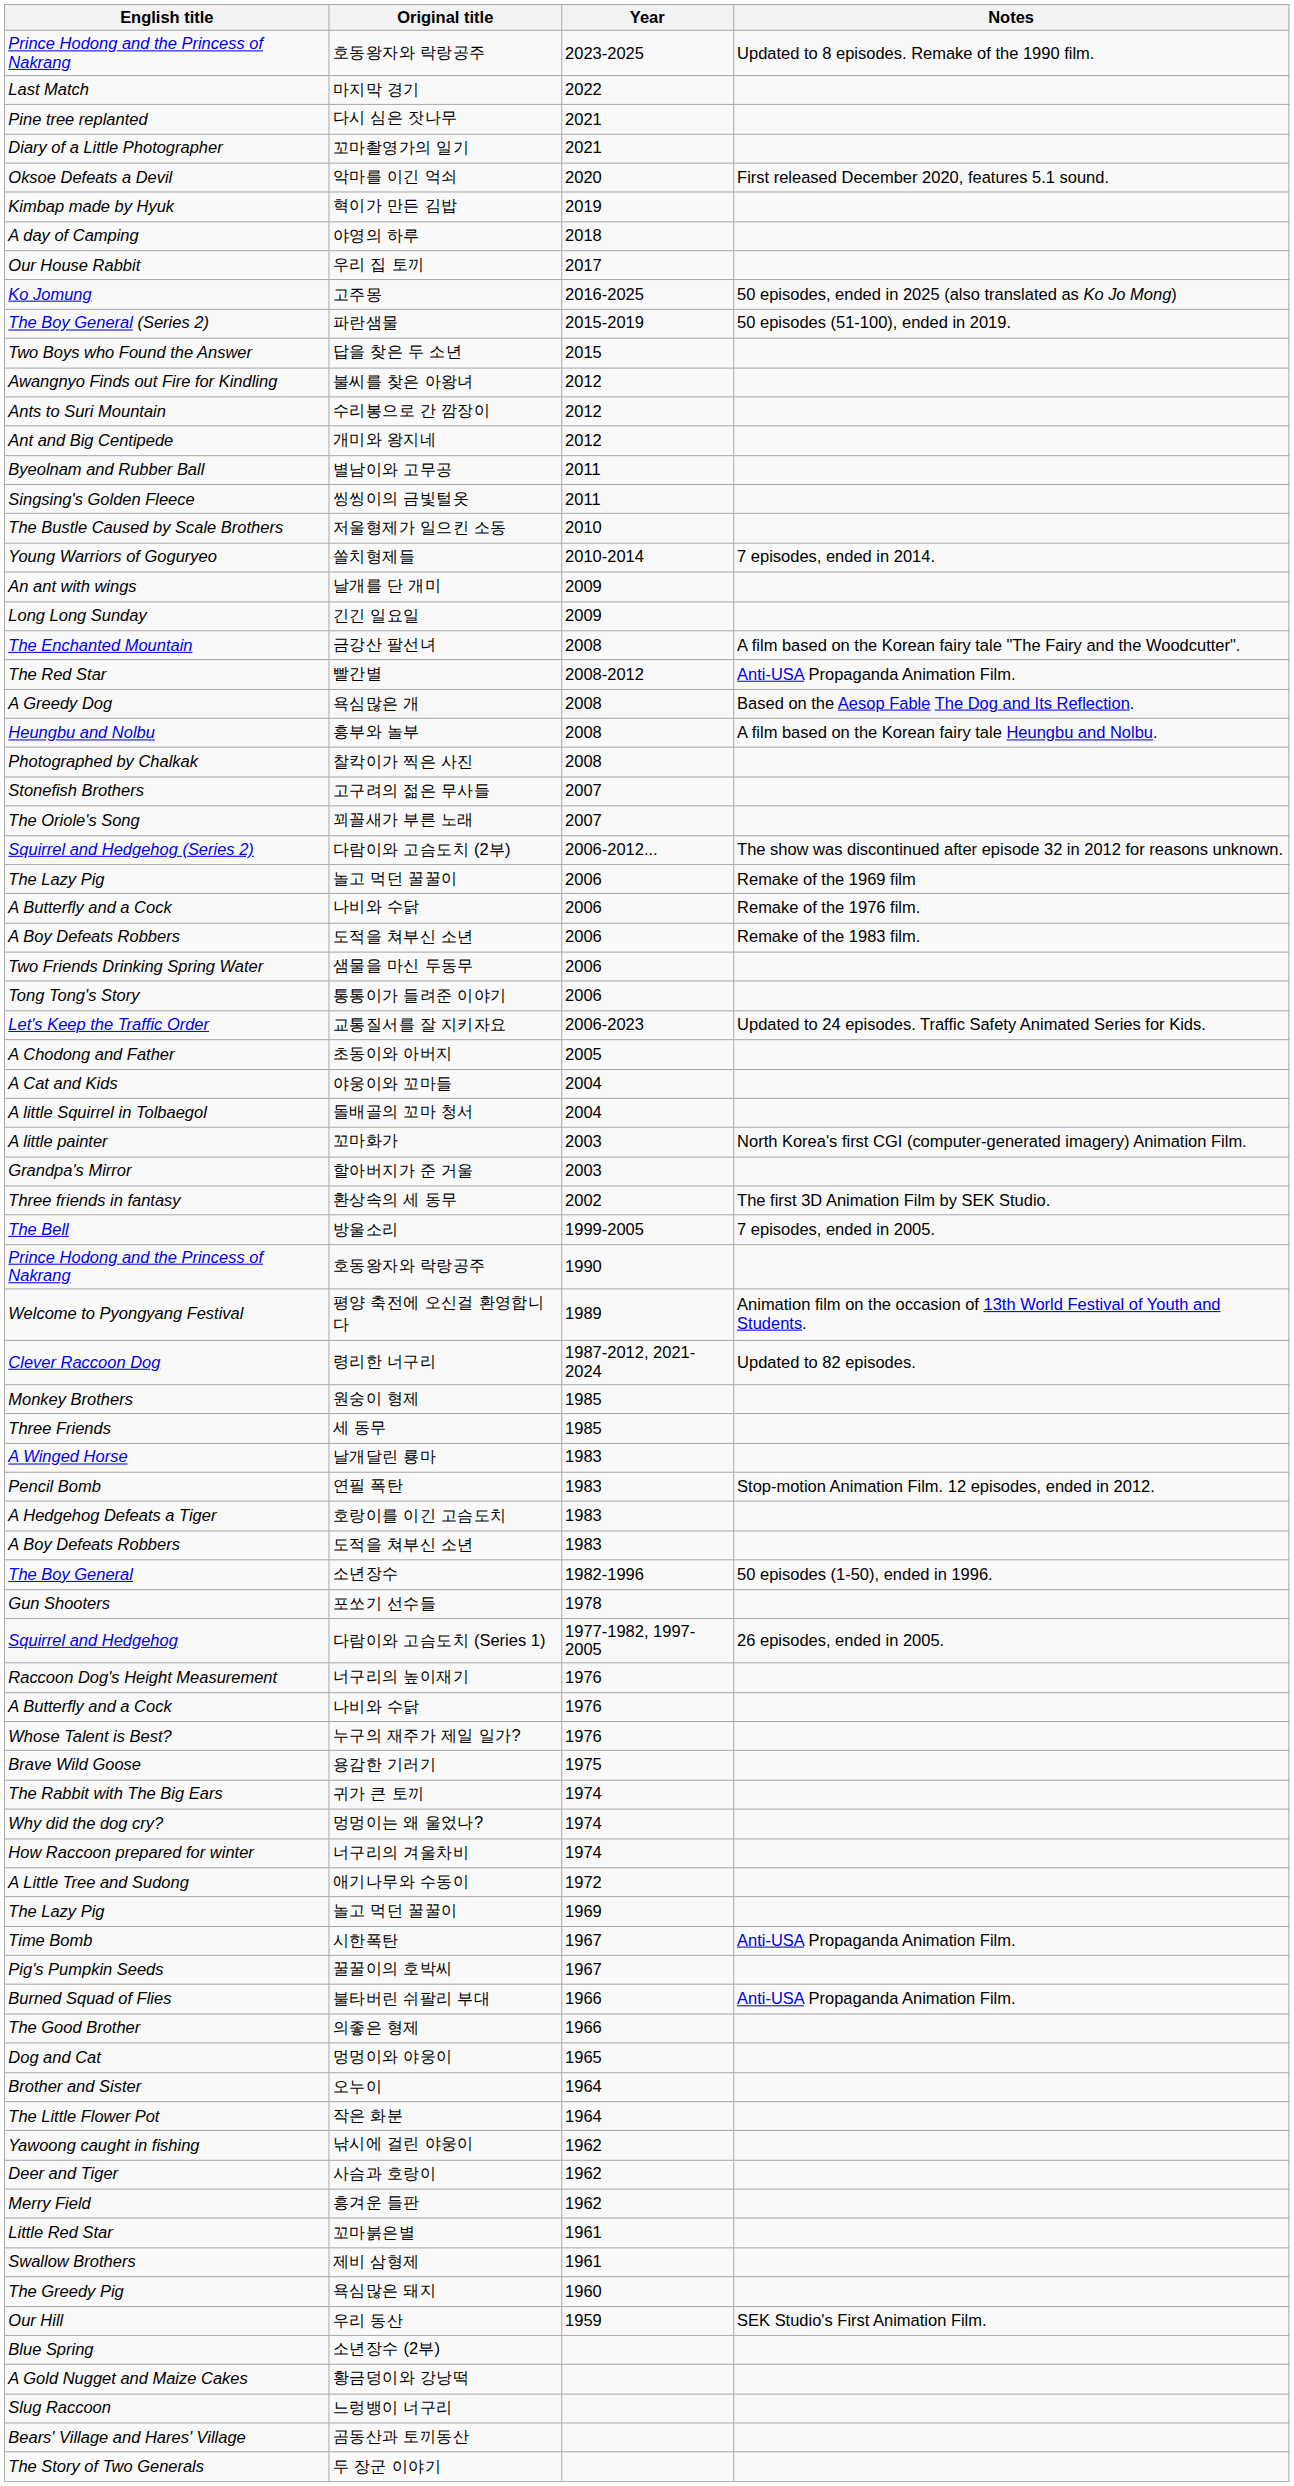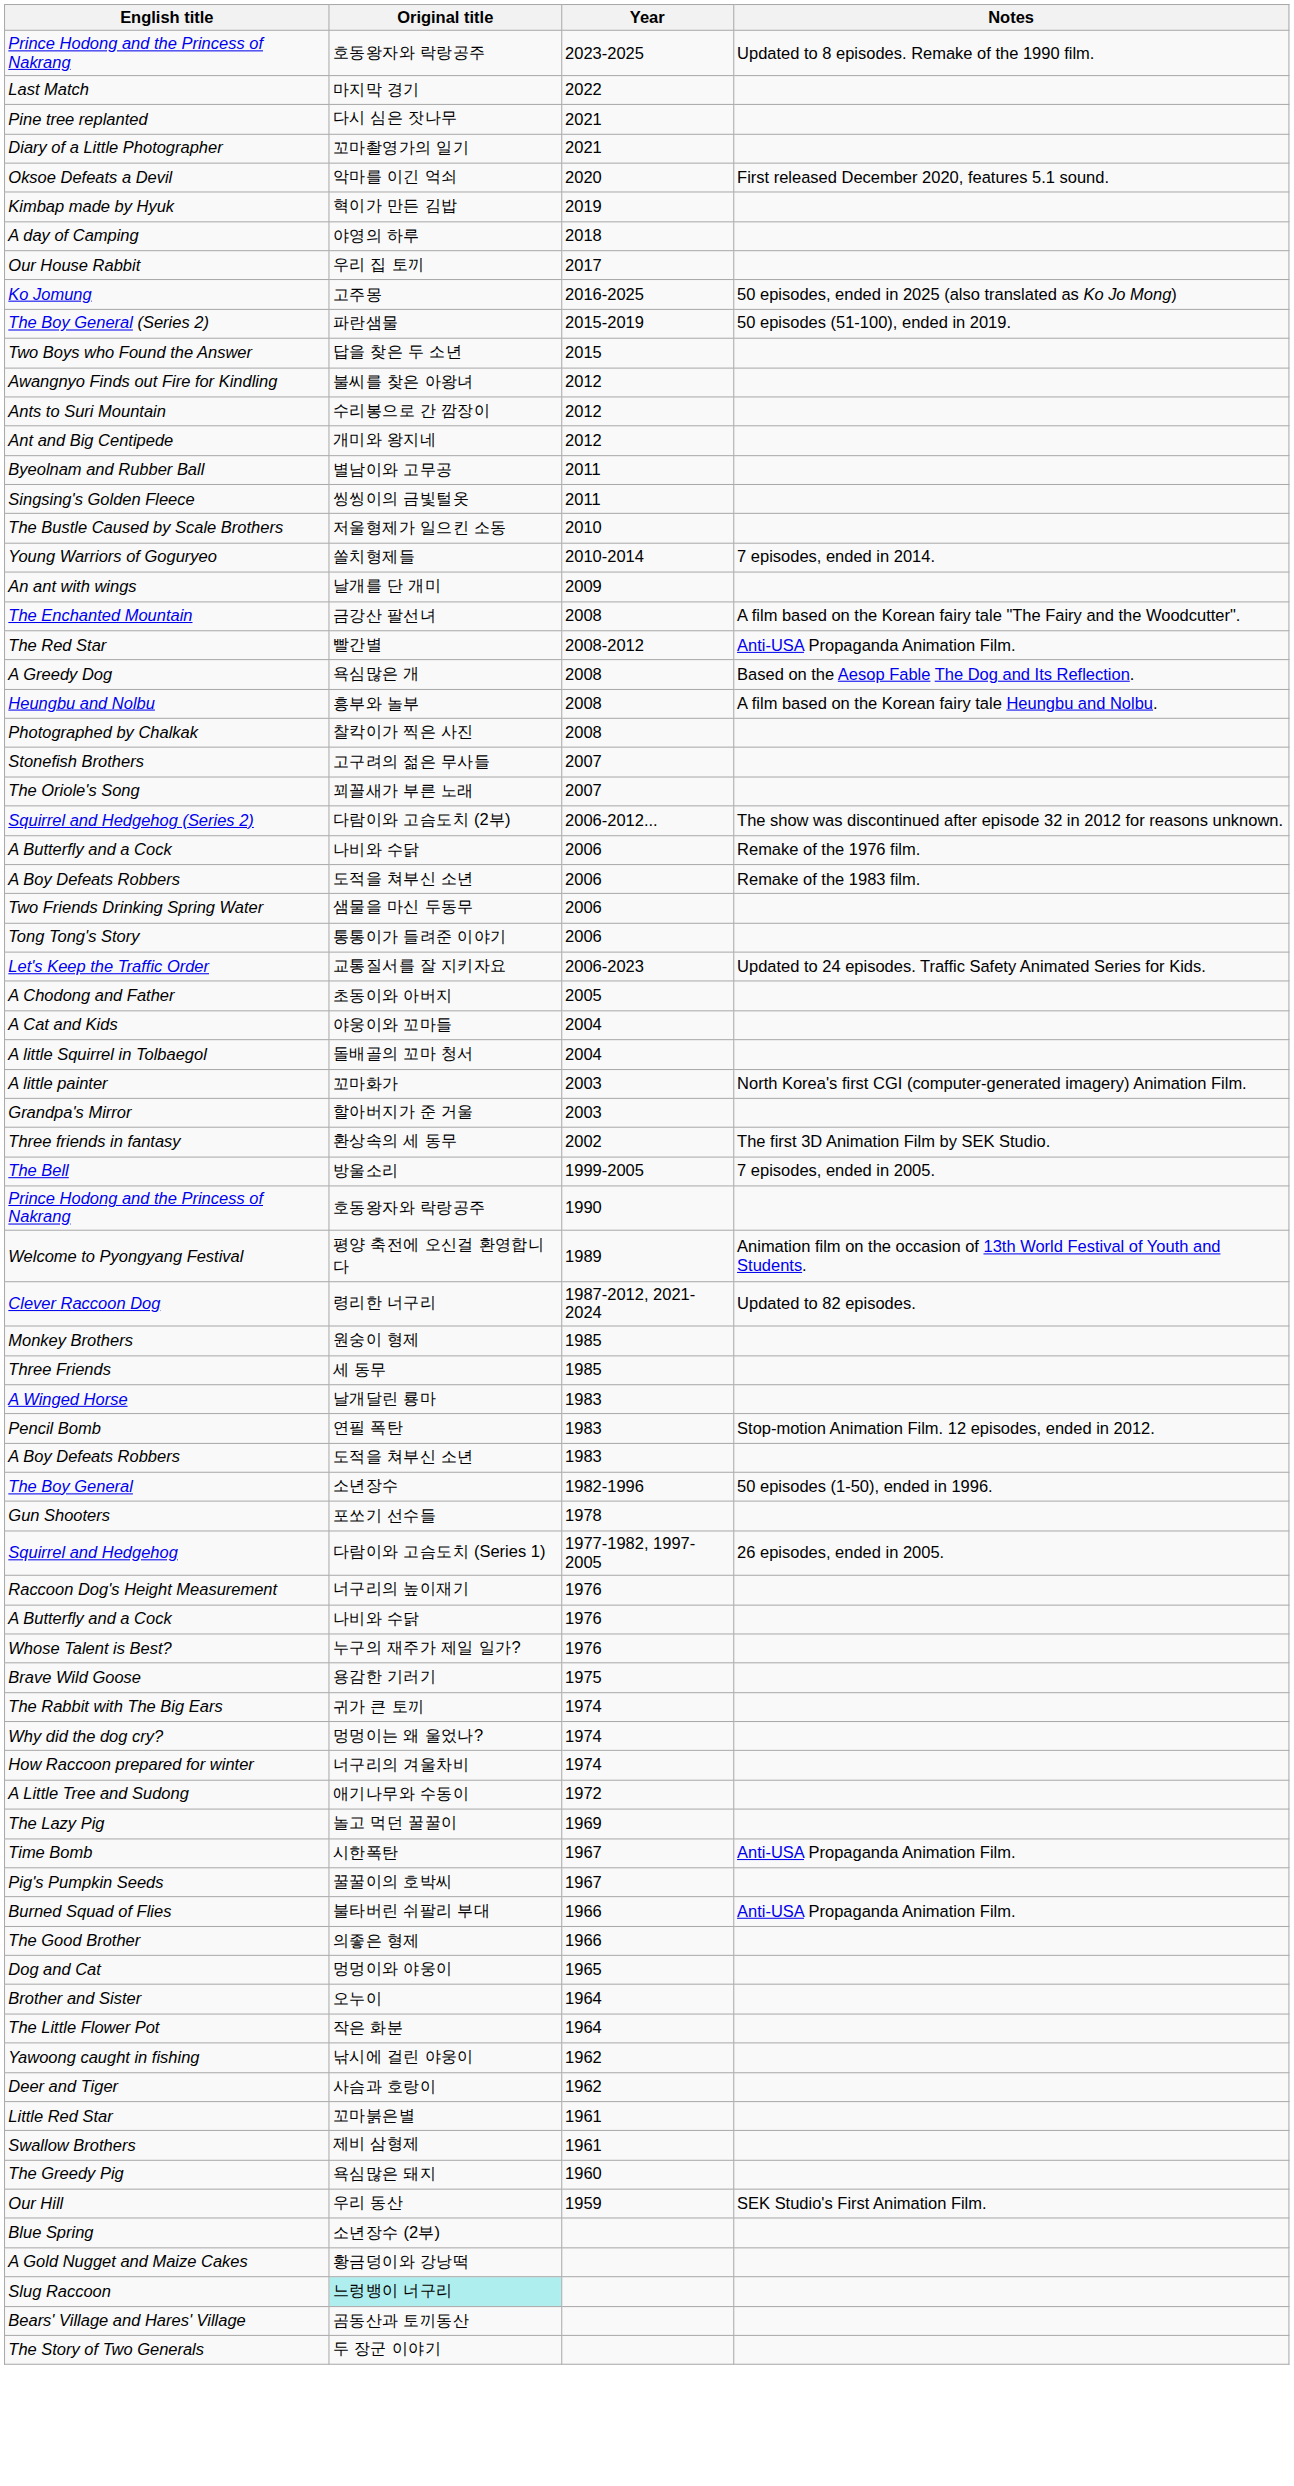- row: (78, 615)
- row: (56, 879)
- row: (112, 1516)
- row: (50, 2203)
(393, 2407) no background -> (393, 2290) paleturquoise background
